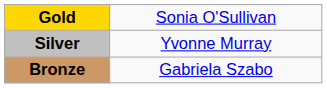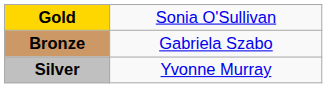rows swapped: (57, 43) <-> (57, 69)
